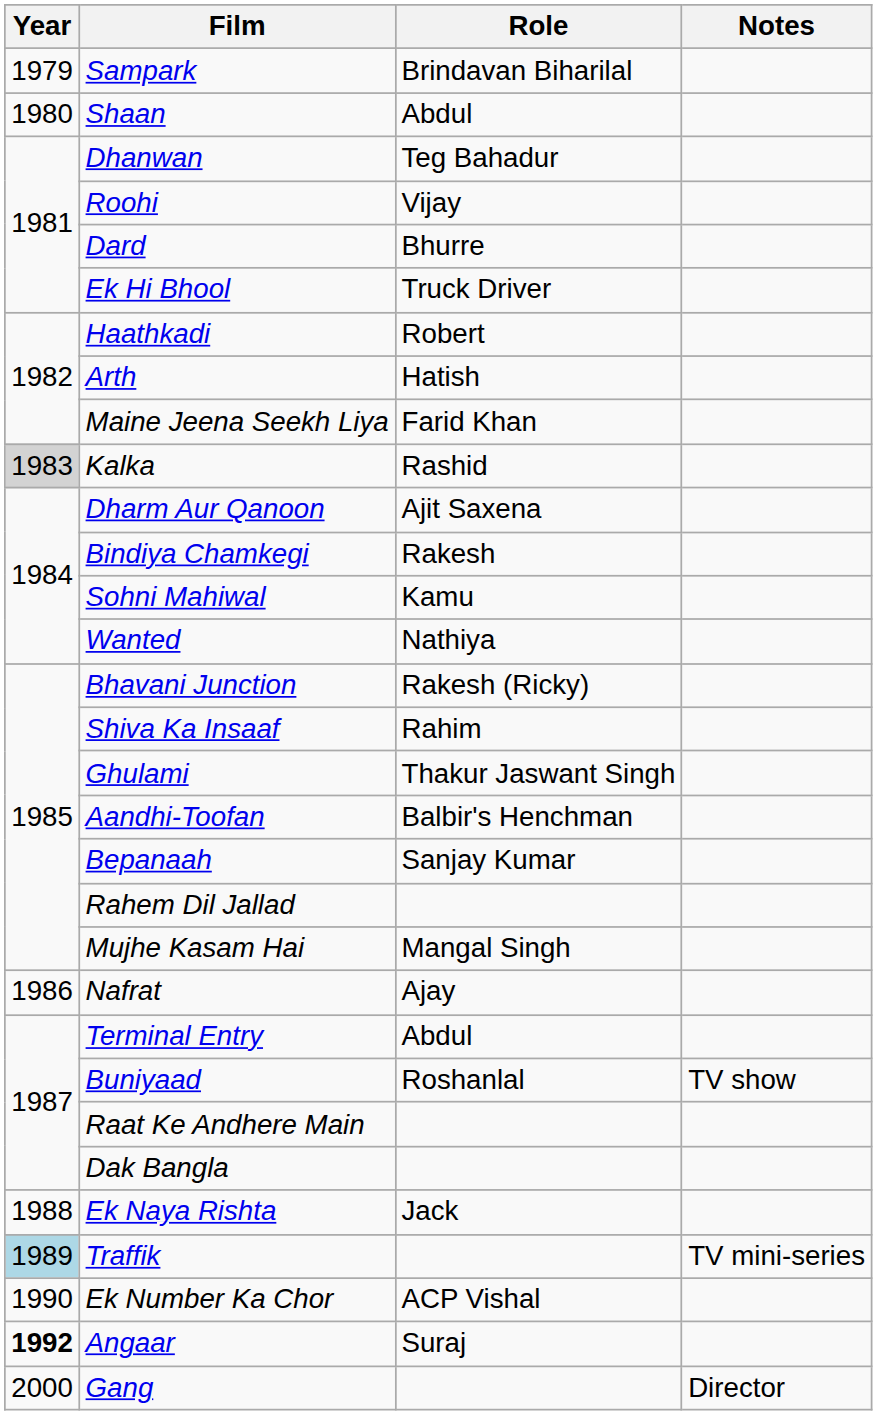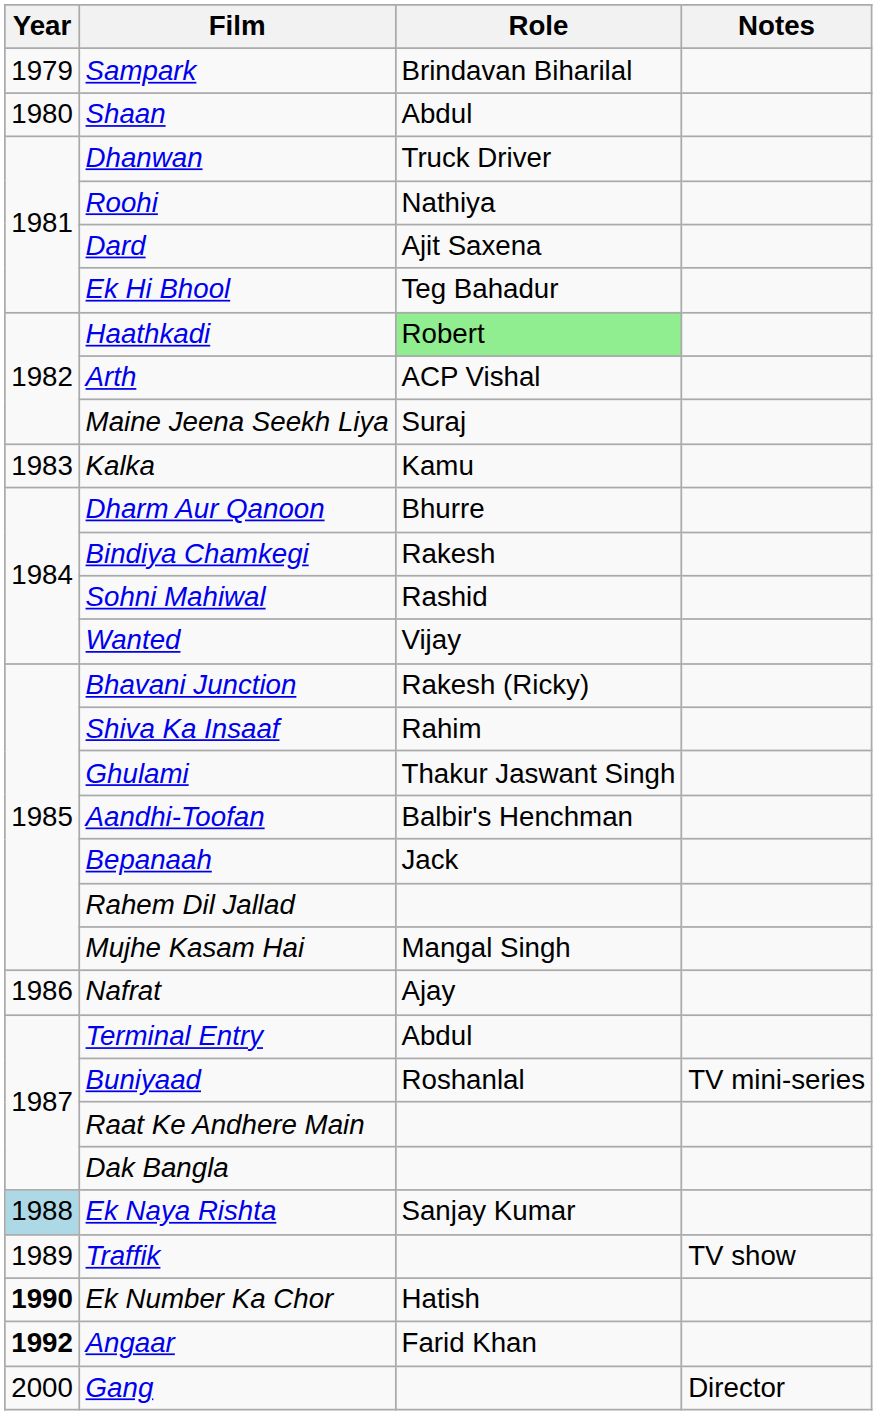(480, 158) Teg Bahadur -> (476, 158) Truck Driver
(431, 202) Vijay -> (448, 202) Nathiya
(443, 245) Bhurre -> (472, 245) Ajit Saxena
(476, 289) Truck Driver -> (480, 289) Teg Bahadur
(443, 333) no background -> (443, 333) lightgreen background
(441, 377) Hatish -> (471, 377) ACP Vishal
(469, 421) Farid Khan -> (434, 421) Suraj
(42, 465) lightgrey background -> (42, 465) no background
(445, 465) Rashid -> (438, 465) Kamu
(472, 509) Ajit Saxena -> (443, 509) Bhurre
(438, 597) Kamu -> (445, 597) Rashid
(448, 641) Nathiya -> (431, 641) Vijay
(488, 860) Sanjay Kumar -> (430, 860) Jack
(742, 1080) TV show -> (777, 1080) TV mini-series
(42, 1211) no background -> (42, 1211) lightblue background
(430, 1211) Jack -> (488, 1211) Sanjay Kumar
(42, 1255) lightblue background -> (42, 1255) no background
(777, 1255) TV mini-series -> (742, 1255) TV show
(42, 1299) normal -> (42, 1299) bold
(471, 1299) ACP Vishal -> (441, 1299) Hatish
(434, 1343) Suraj -> (469, 1343) Farid Khan
